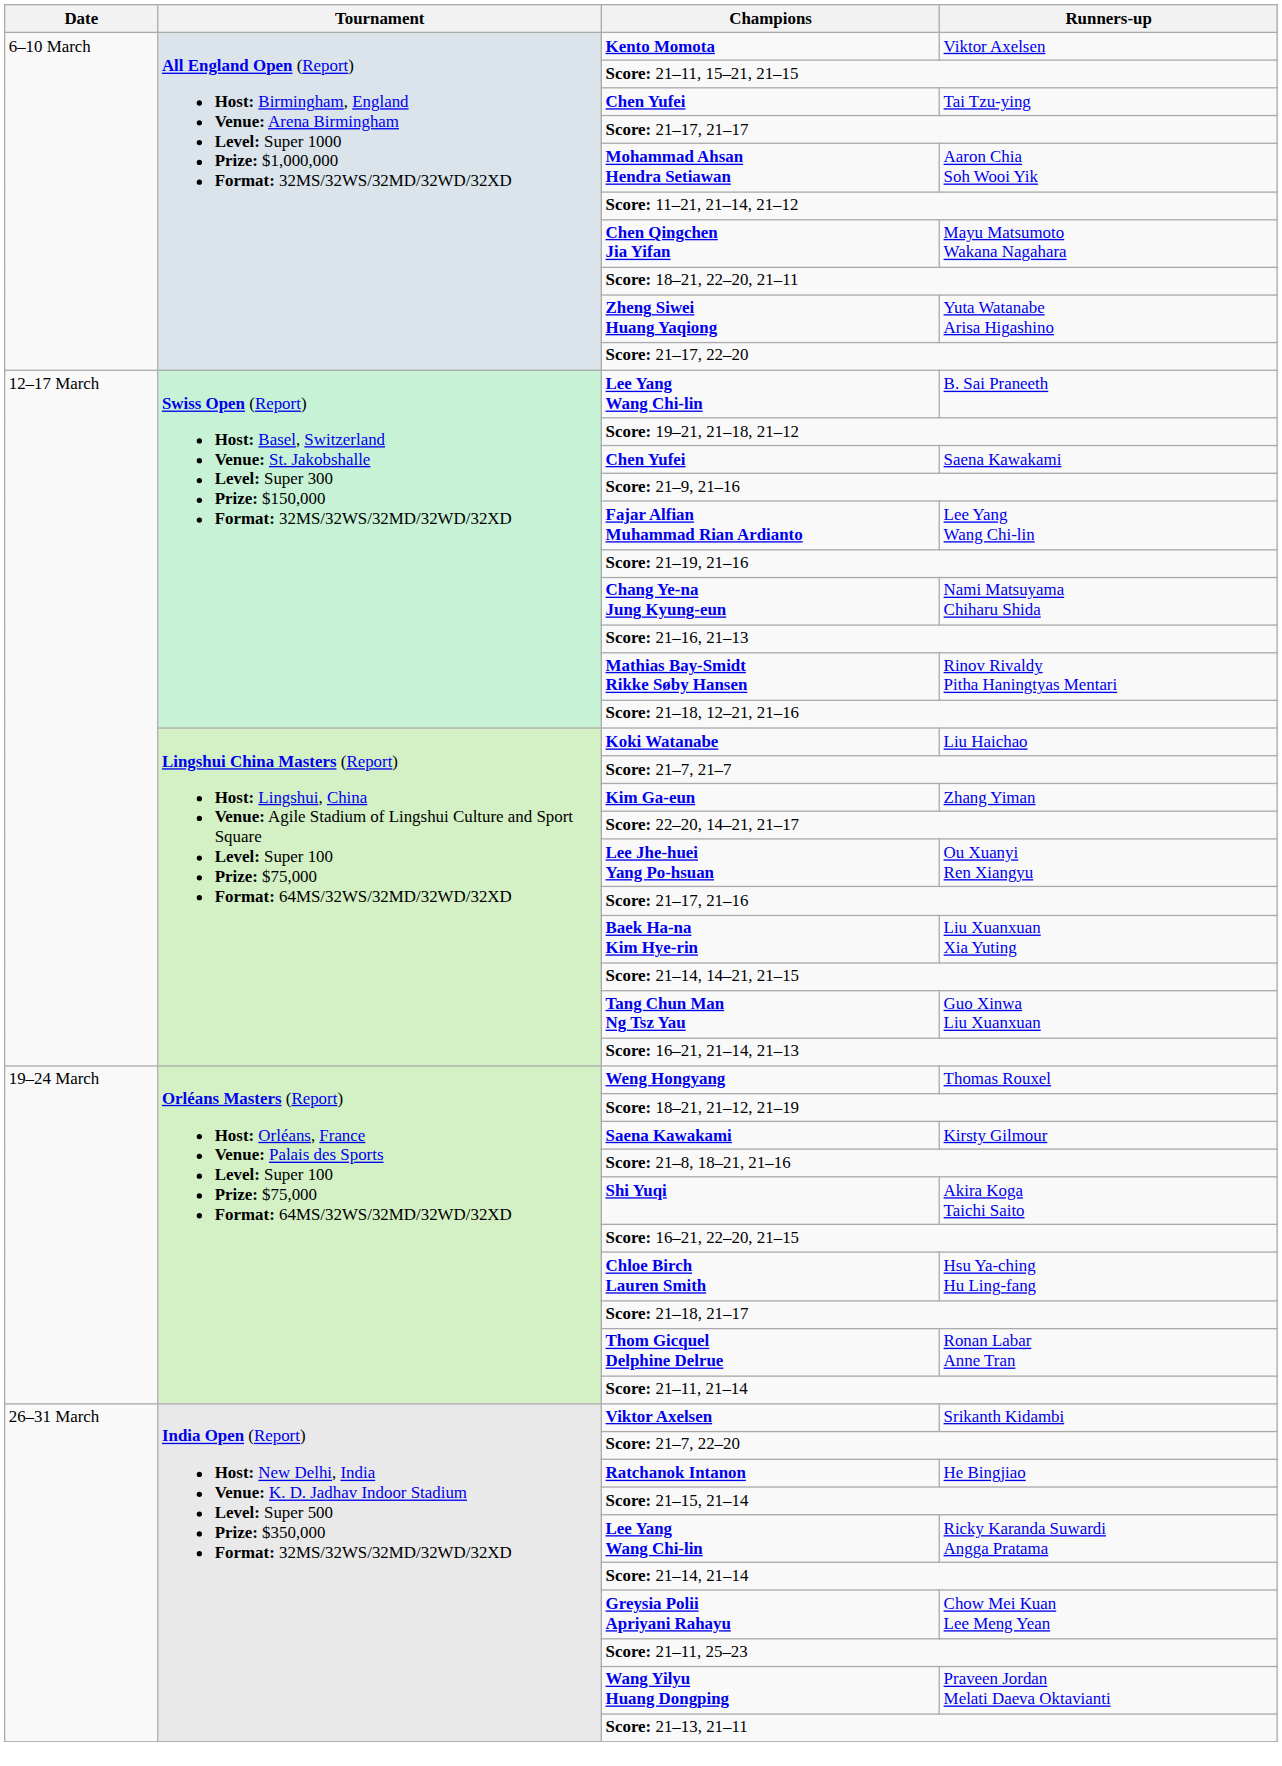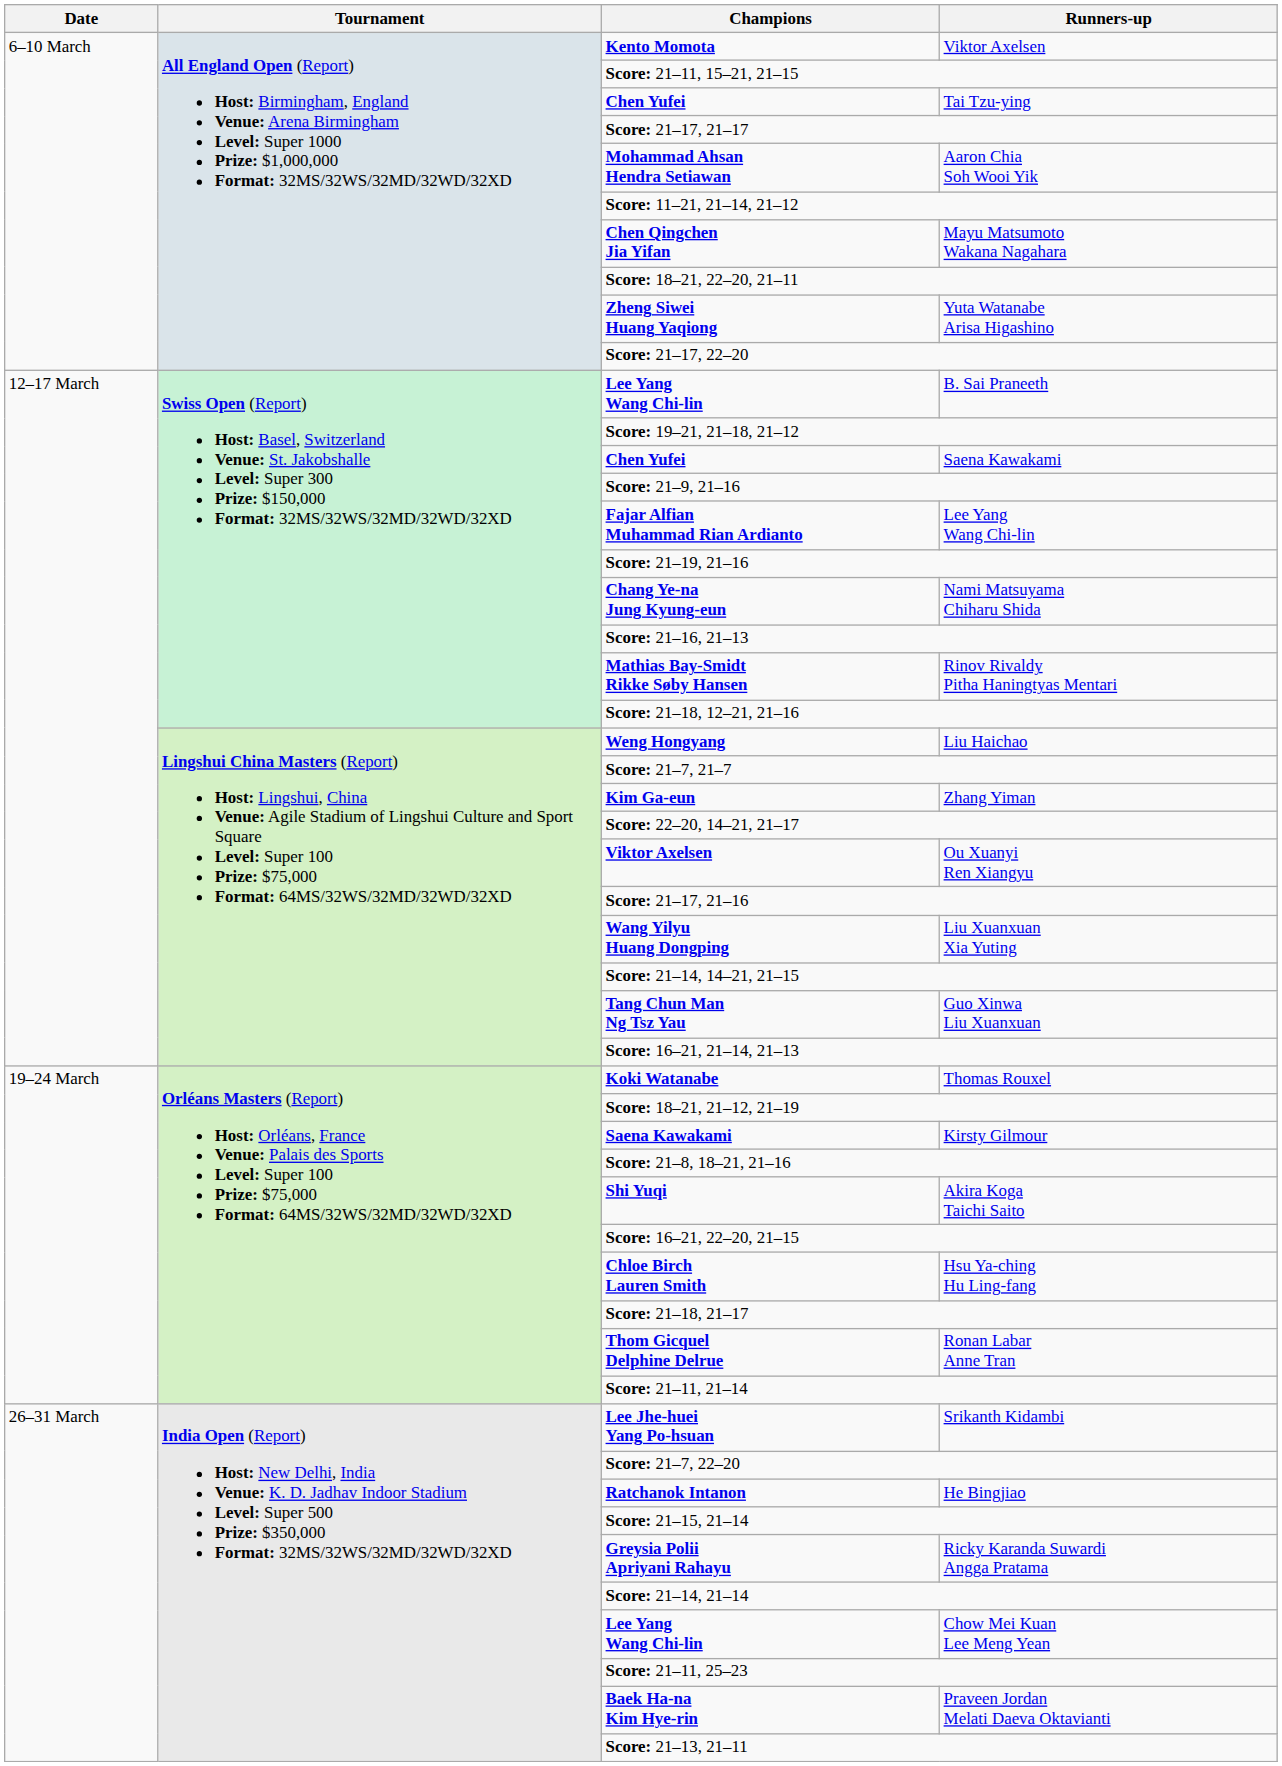(662, 741) Koki Watanabe -> (665, 741) Weng Hongyang
(660, 862) Lee Jhe-huei Yang Po-hsuan -> (659, 852) Viktor Axelsen
(652, 938) Baek Ha-na Kim Hye-rin -> (667, 938) Wang Yilyu Huang Dongping
(665, 1079) Weng Hongyang -> (662, 1079) Koki Watanabe
(659, 1417) Viktor Axelsen -> (660, 1427) Lee Jhe-huei Yang Po-hsuan
(654, 1538) Lee Yang Wang Chi-lin -> (668, 1558) Greysia Polii Apriyani Rahayu
(668, 1613) Greysia Polii Apriyani Rahayu -> (654, 1633) Lee Yang Wang Chi-lin
(667, 1689) Wang Yilyu Huang Dongping -> (652, 1709) Baek Ha-na Kim Hye-rin
